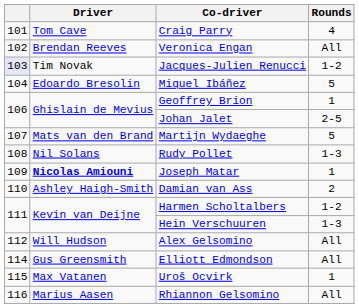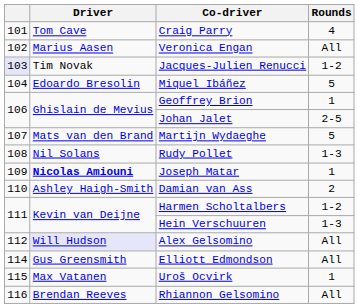(80, 49) Brendan Reeves -> (73, 49) Marius Aasen
(70, 242) no background -> (70, 242) lavender background
(73, 295) Marius Aasen -> (80, 295) Brendan Reeves
